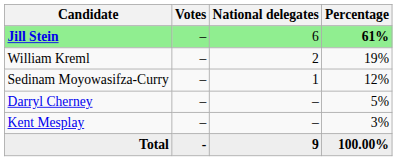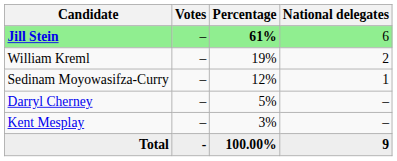columns swapped: (357, 15) <-> (266, 15)
